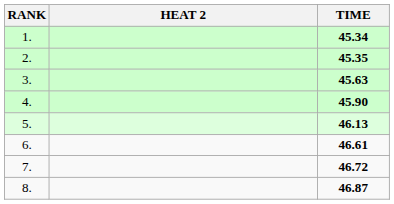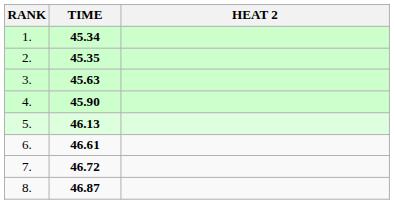columns swapped: (183, 15) <-> (353, 15)
